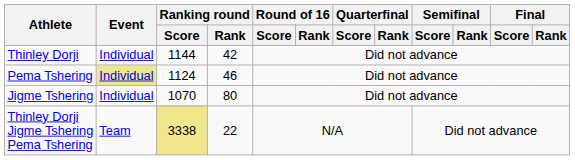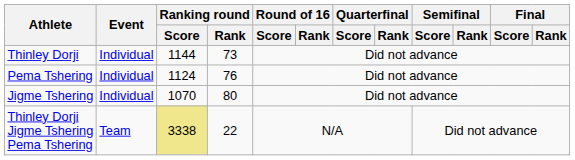(230, 55) 42 -> (230, 55) 73
(126, 76) khaki background -> (126, 76) no background
(230, 76) 46 -> (230, 76) 76
